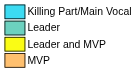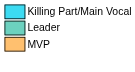- row: (67, 44)
